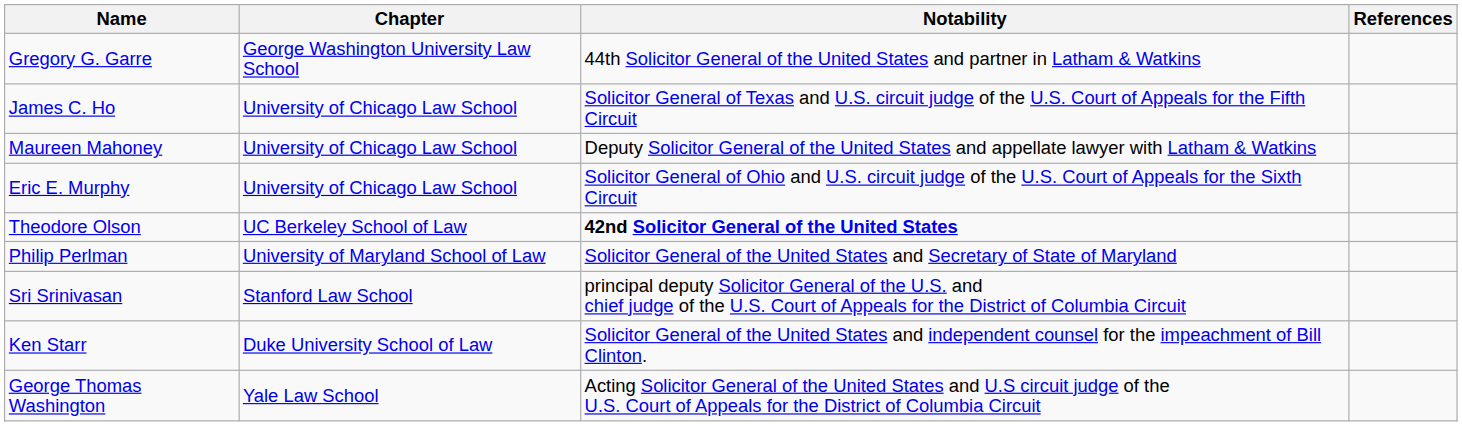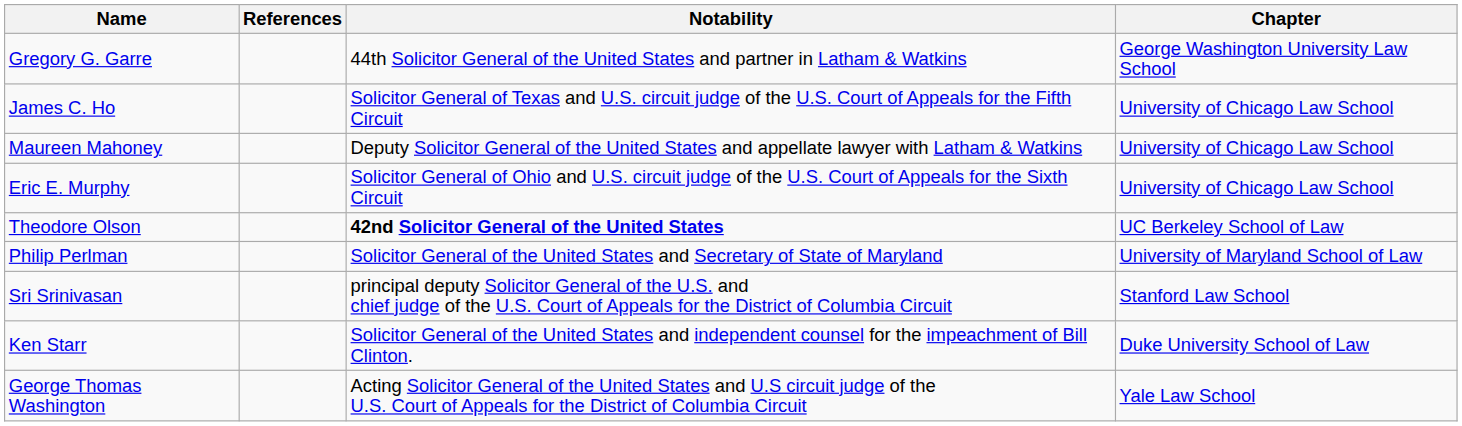columns swapped: (409, 19) <-> (1403, 19)
